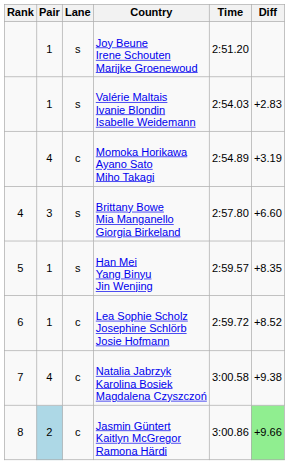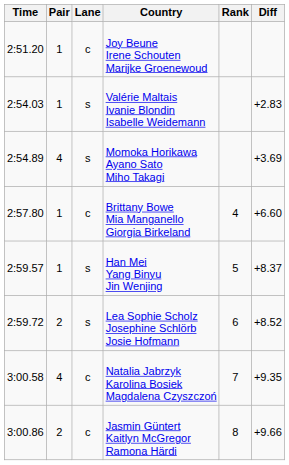columns swapped: (20, 13) <-> (230, 13)
(78, 49) s -> (88, 49) c
(78, 158) c -> (88, 158) s
(268, 158) +3.19 -> (268, 158) +3.69
(49, 213) 3 -> (59, 213) 1
(78, 213) s -> (88, 213) c
(268, 268) +8.35 -> (268, 268) +8.37
(49, 323) 1 -> (59, 323) 2
(78, 323) c -> (88, 323) s
(268, 378) +9.38 -> (268, 378) +9.35
(49, 432) lightblue background -> (59, 432) no background
(268, 432) lightgreen background -> (268, 432) no background
